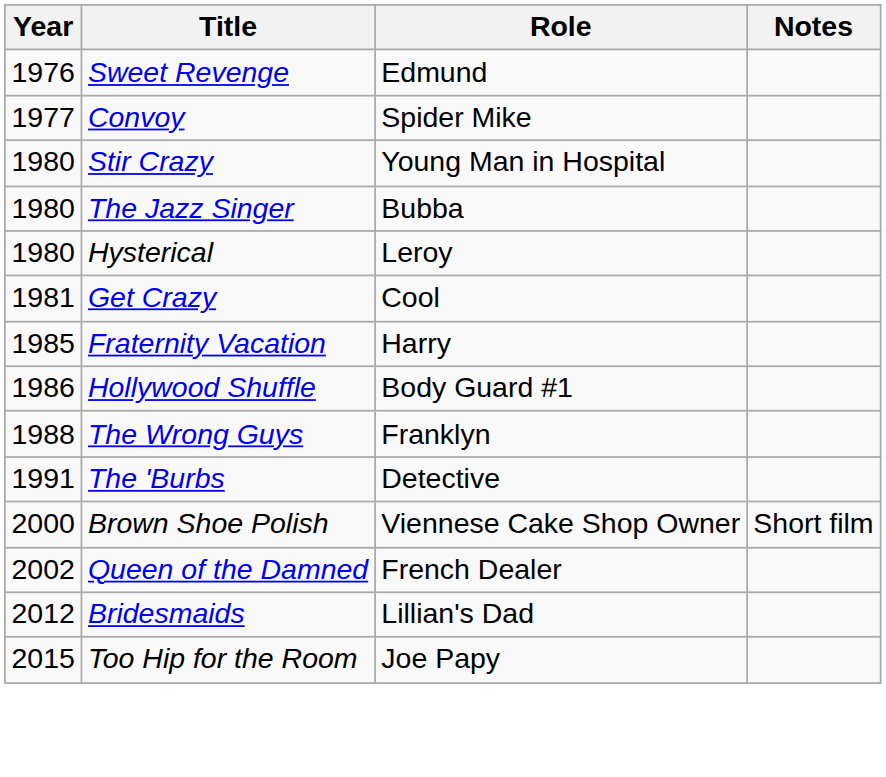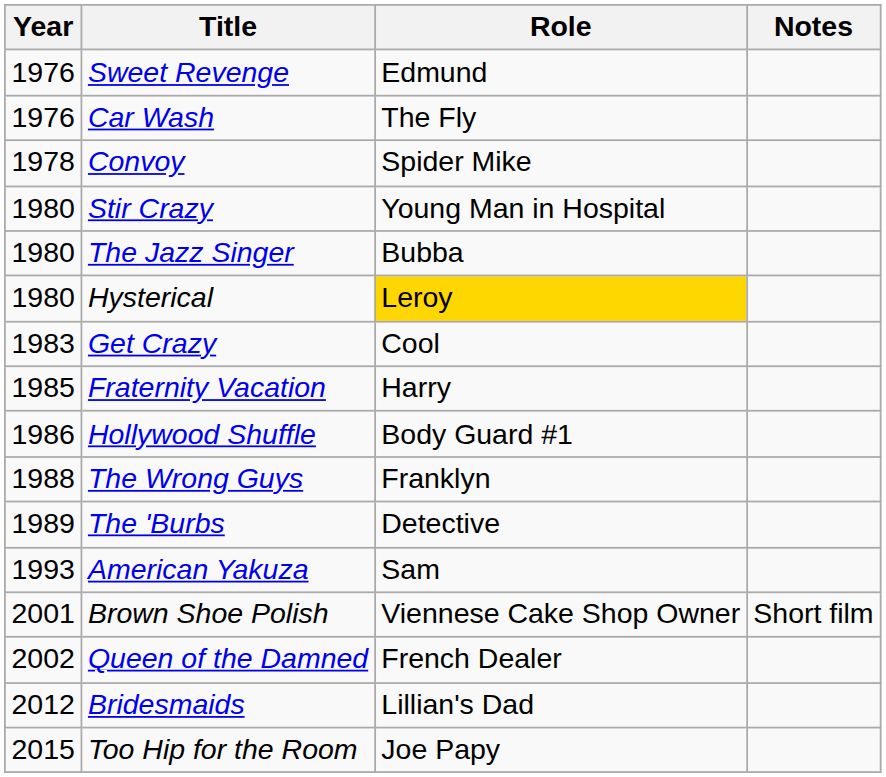+ row: (151, 117)
(43, 117) 1977 -> (43, 162) 1978
(417, 252) no background -> (417, 298) gold background
(43, 298) 1981 -> (43, 343) 1983
(43, 478) 1991 -> (43, 523) 1989
+ row: (198, 569)
(43, 523) 2000 -> (43, 614) 2001
